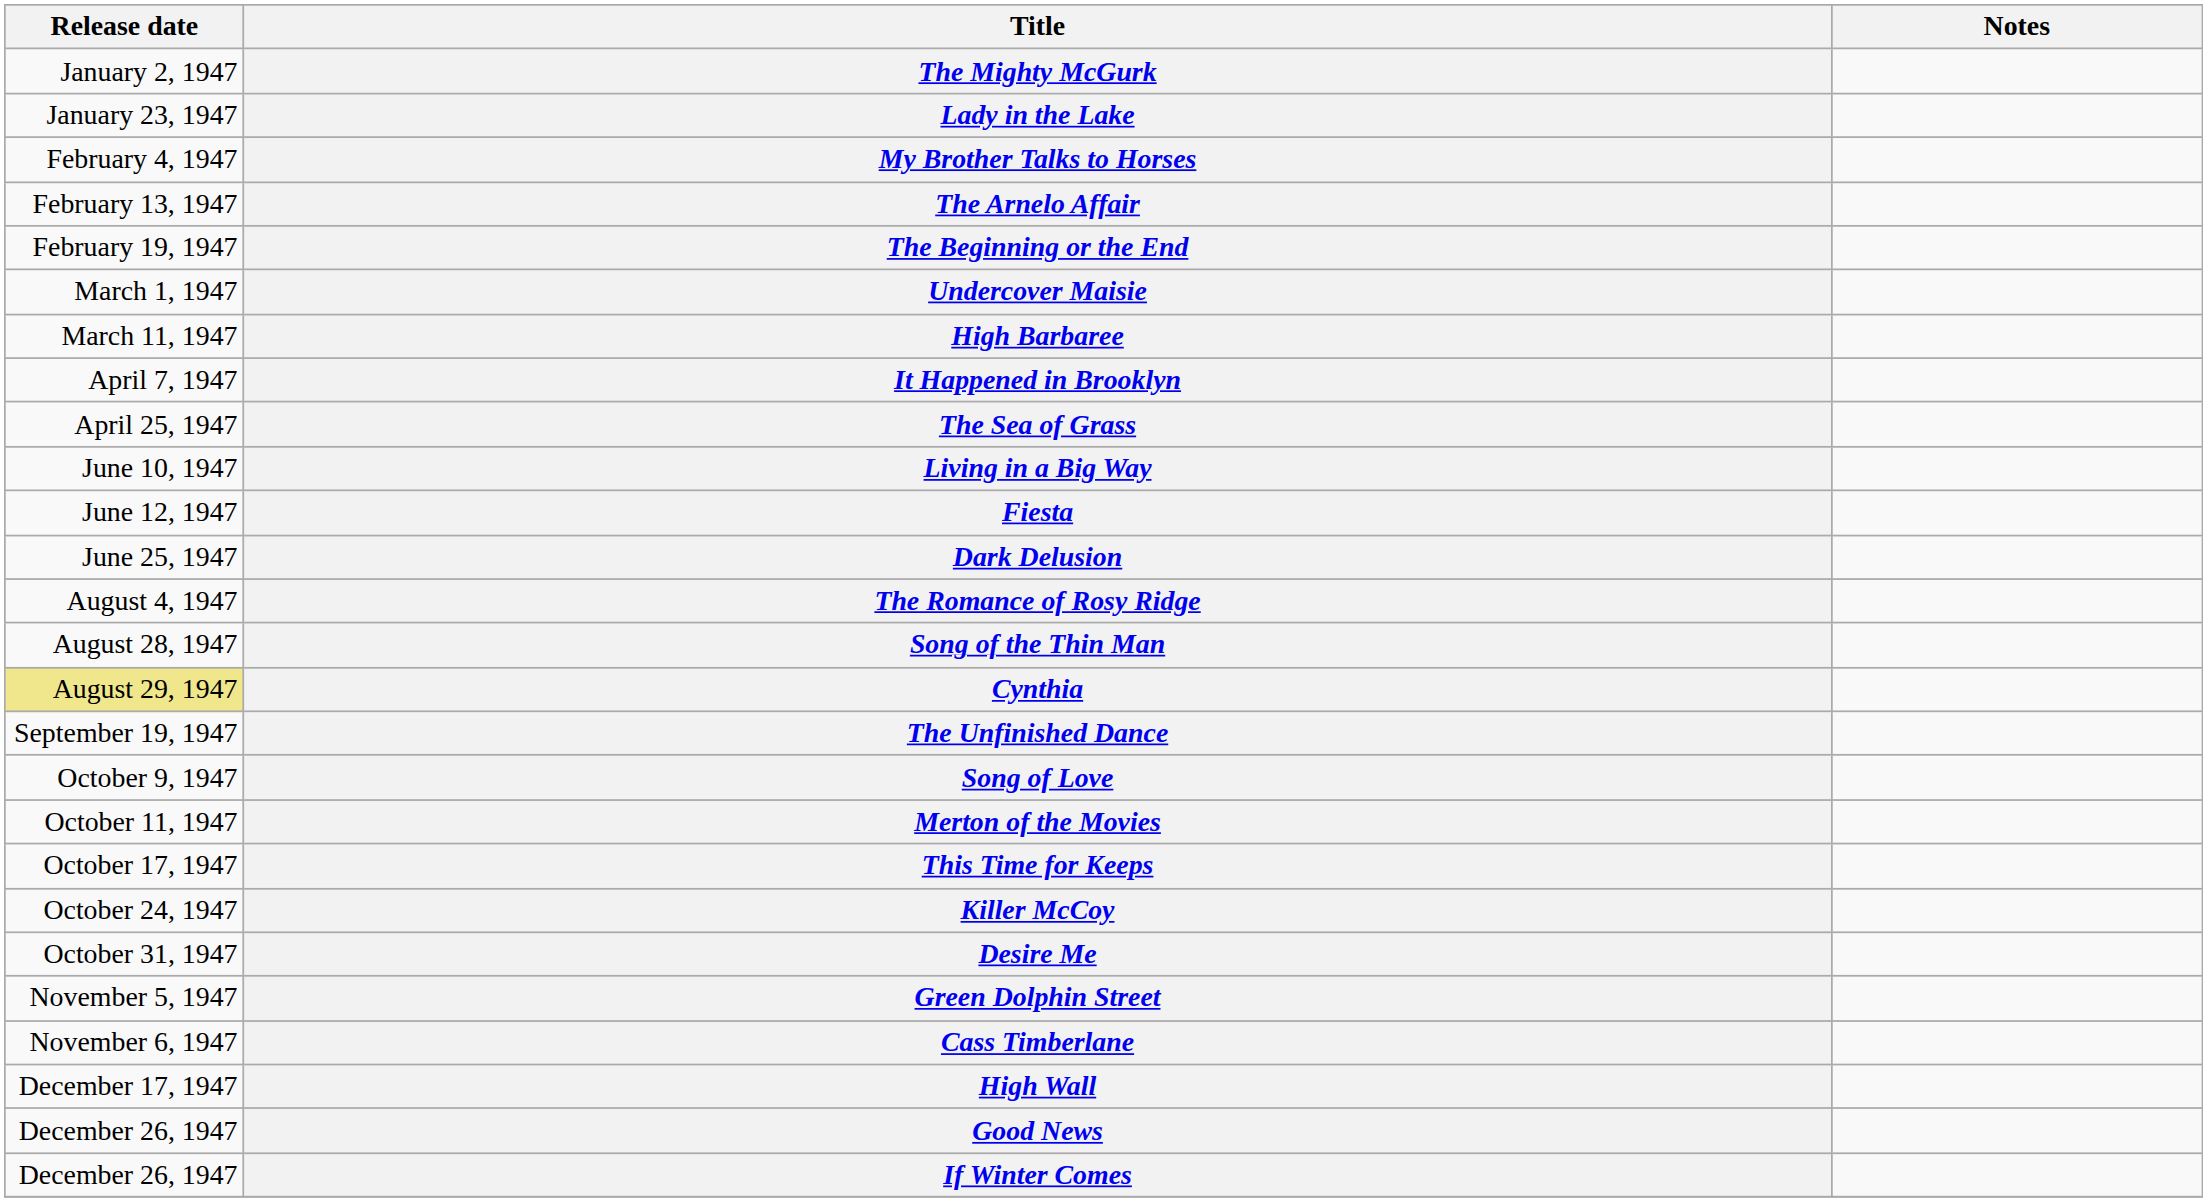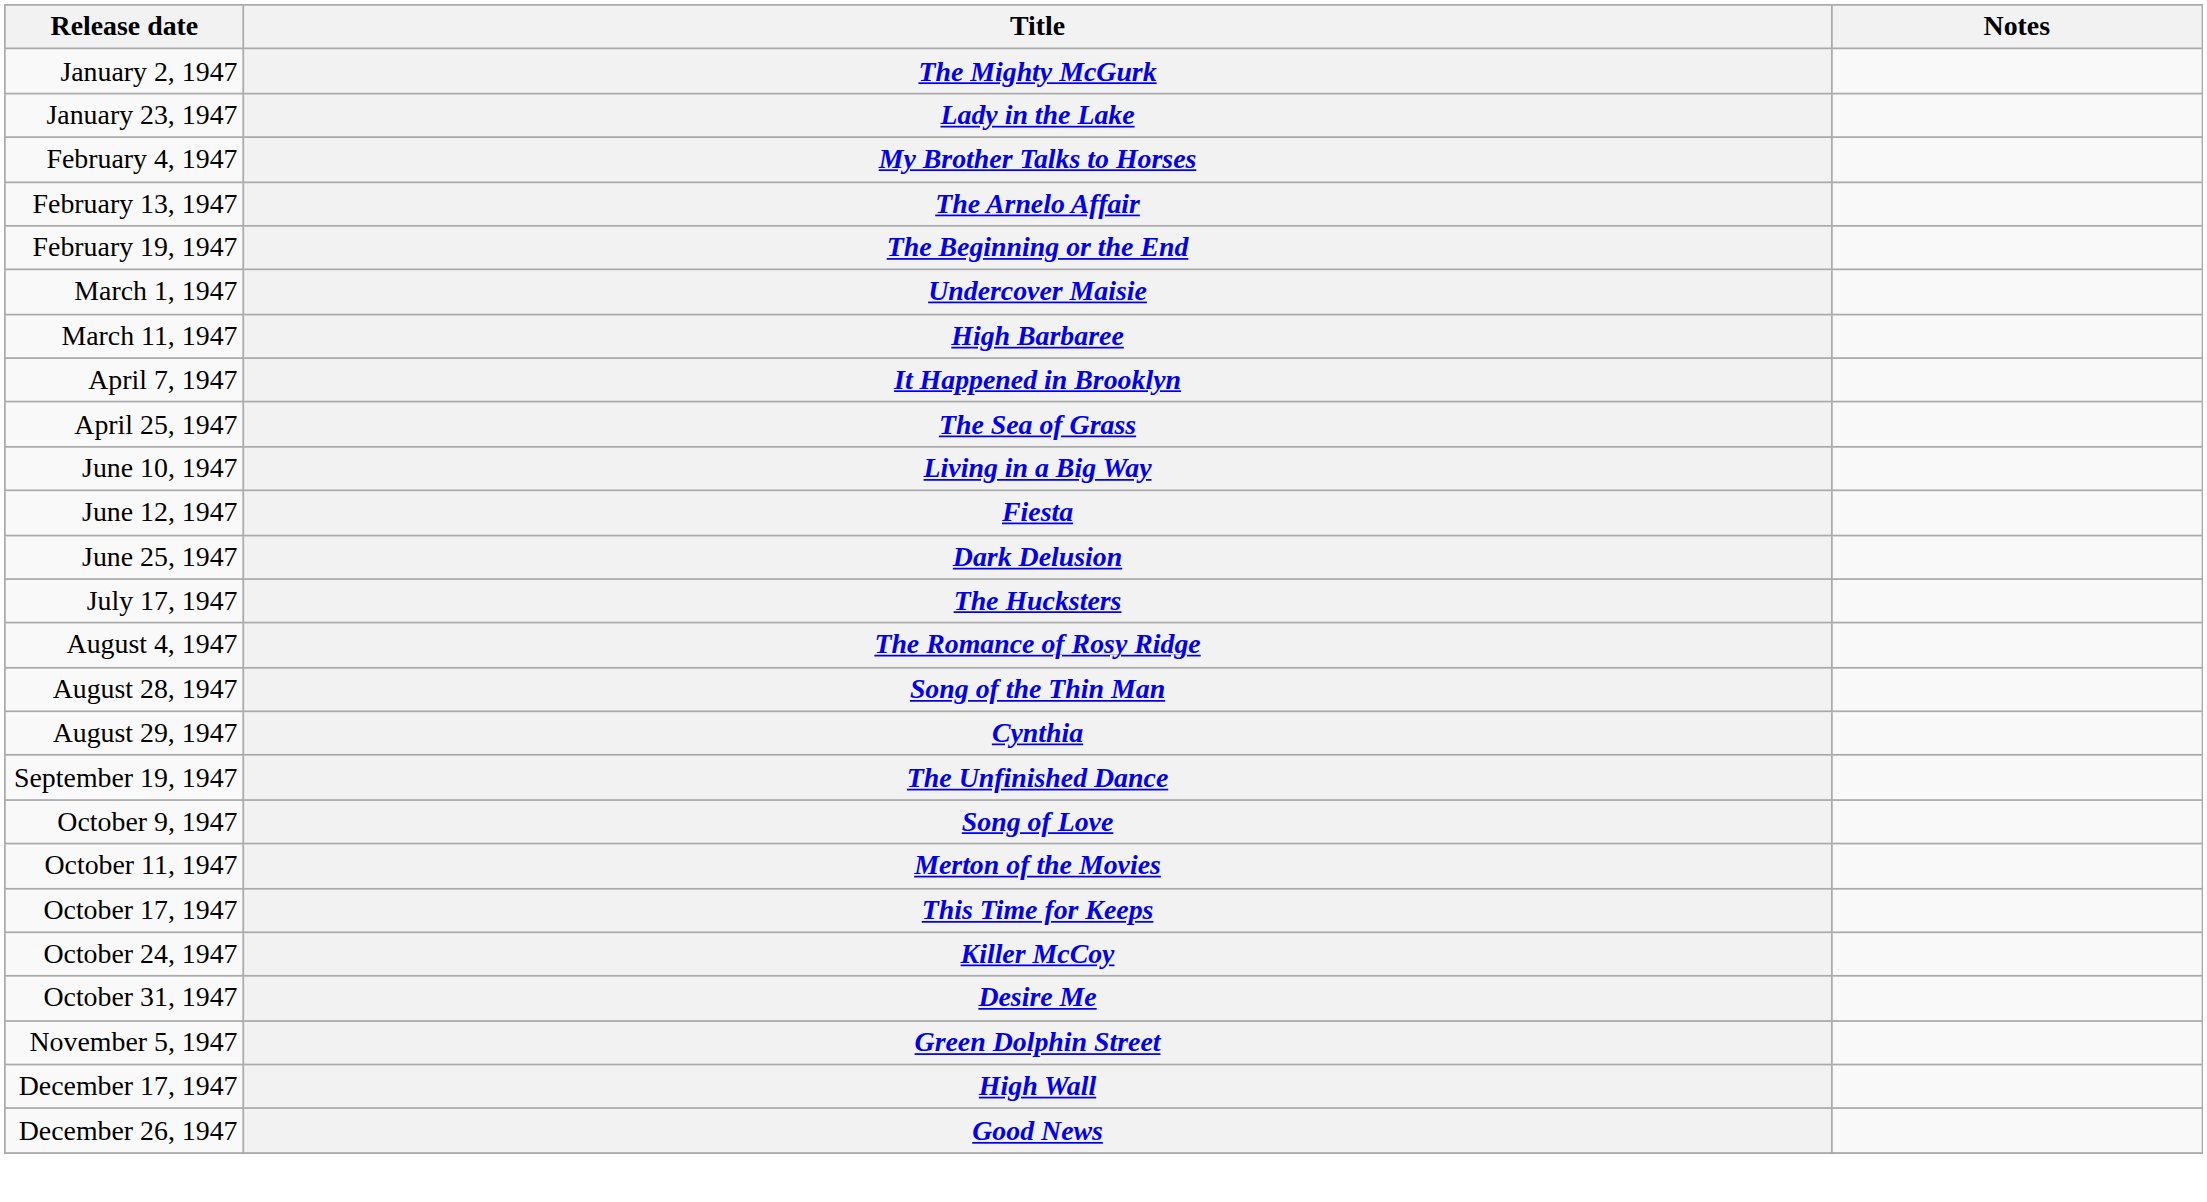+ row: (1038, 600)
(145, 688) khaki background -> (145, 733) no background
- row: (1038, 1042)
- row: (1038, 1174)
